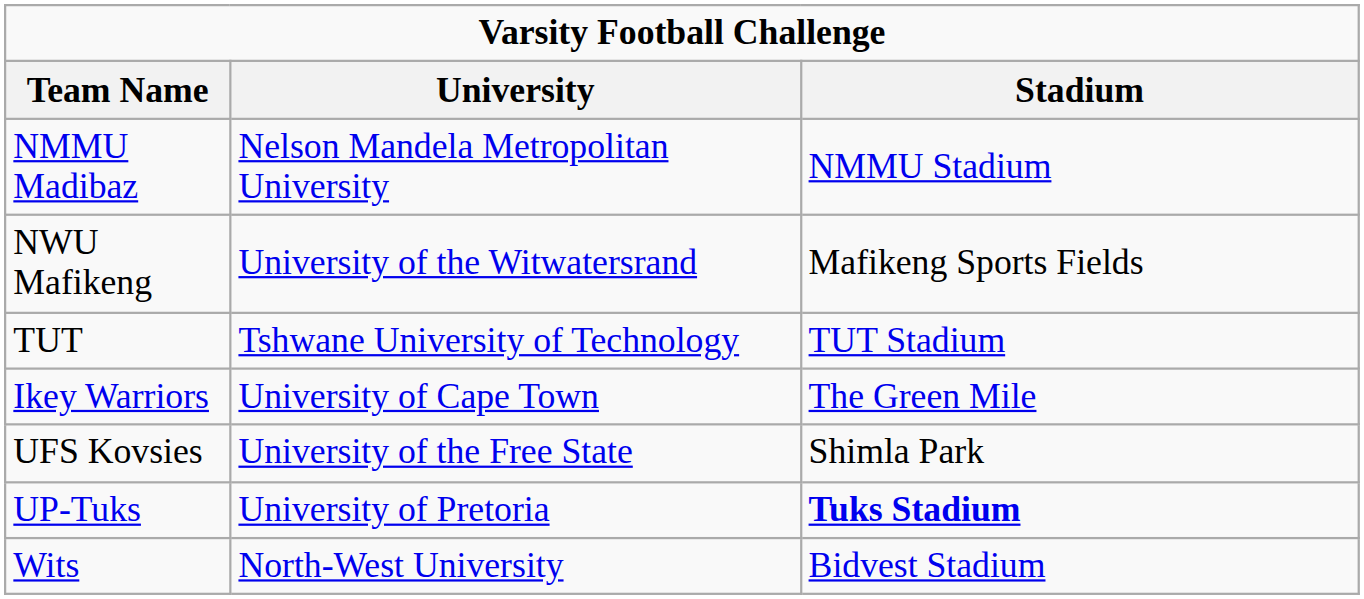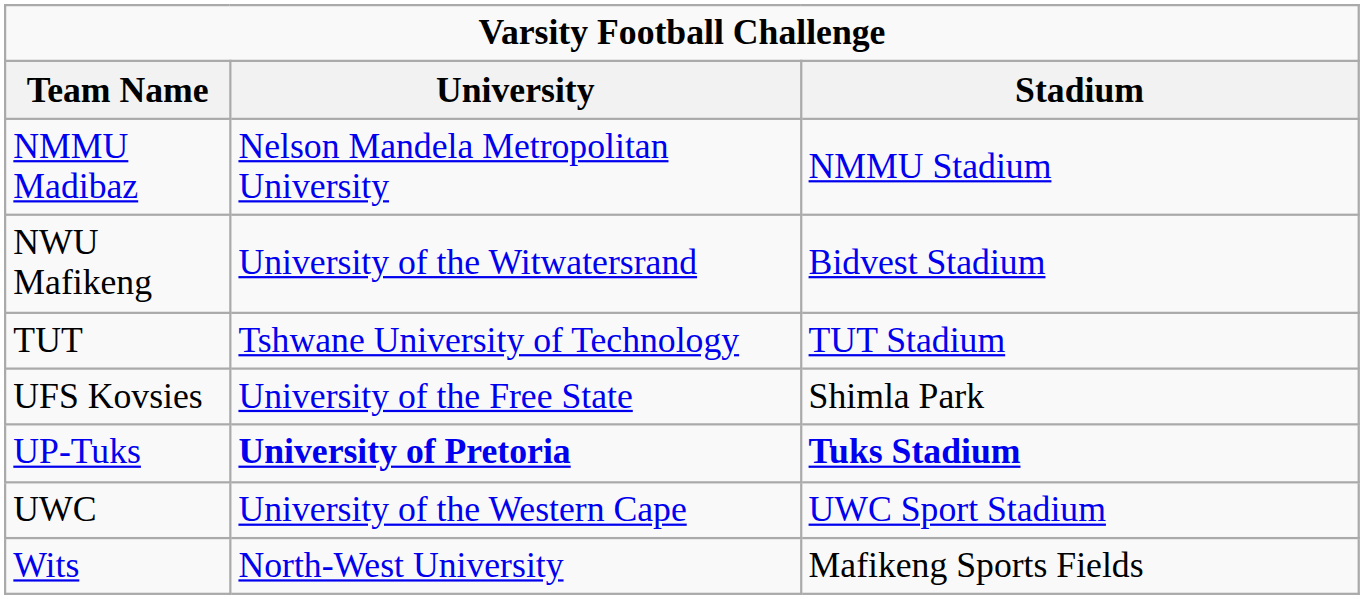(976, 262) Mafikeng Sports Fields -> (927, 262) Bidvest Stadium
- row: (111, 396)
(394, 509) normal -> (405, 452) bold
+ row: (55, 509)
(927, 565) Bidvest Stadium -> (976, 565) Mafikeng Sports Fields
